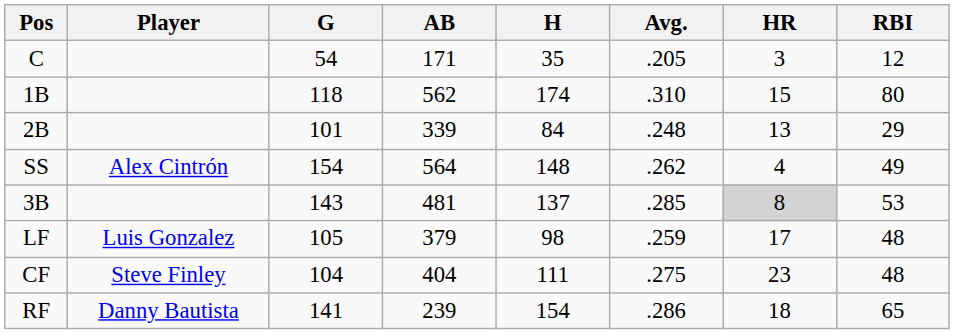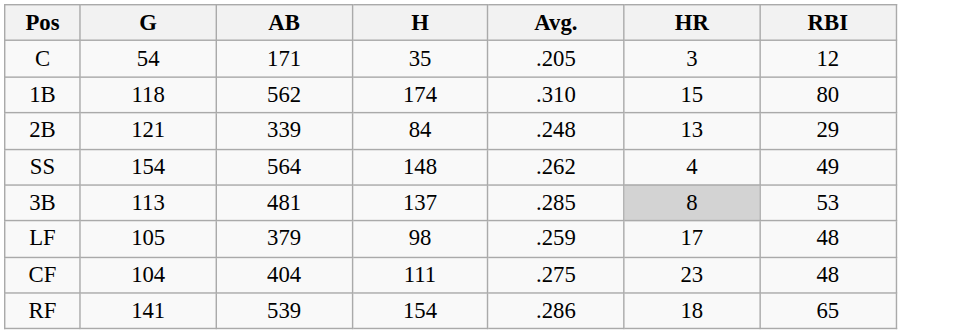- column: (168, 22)
(326, 130) 101 -> (148, 130) 121
(326, 202) 143 -> (148, 202) 113
(439, 310) 239 -> (284, 310) 539
